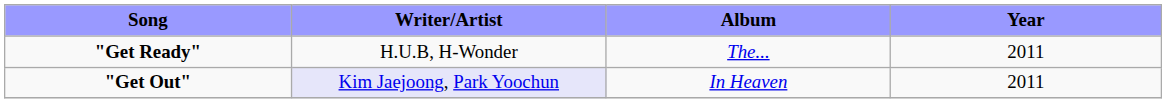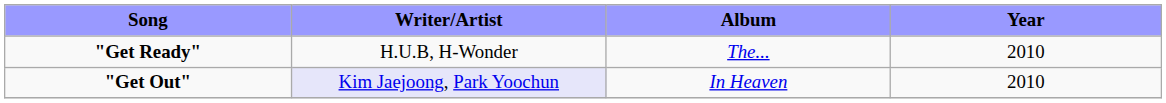(1026, 51) 2011 -> (1026, 51) 2010
(1026, 82) 2011 -> (1026, 82) 2010
